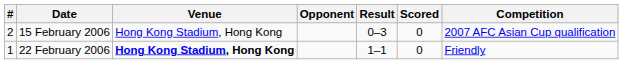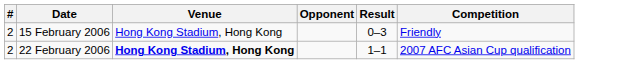- column: (420, 14)
(530, 32) 2007 AFC Asian Cup qualification -> (420, 32) Friendly
(10, 50) 1 -> (10, 50) 2
(465, 50) Friendly -> (485, 50) 2007 AFC Asian Cup qualification
